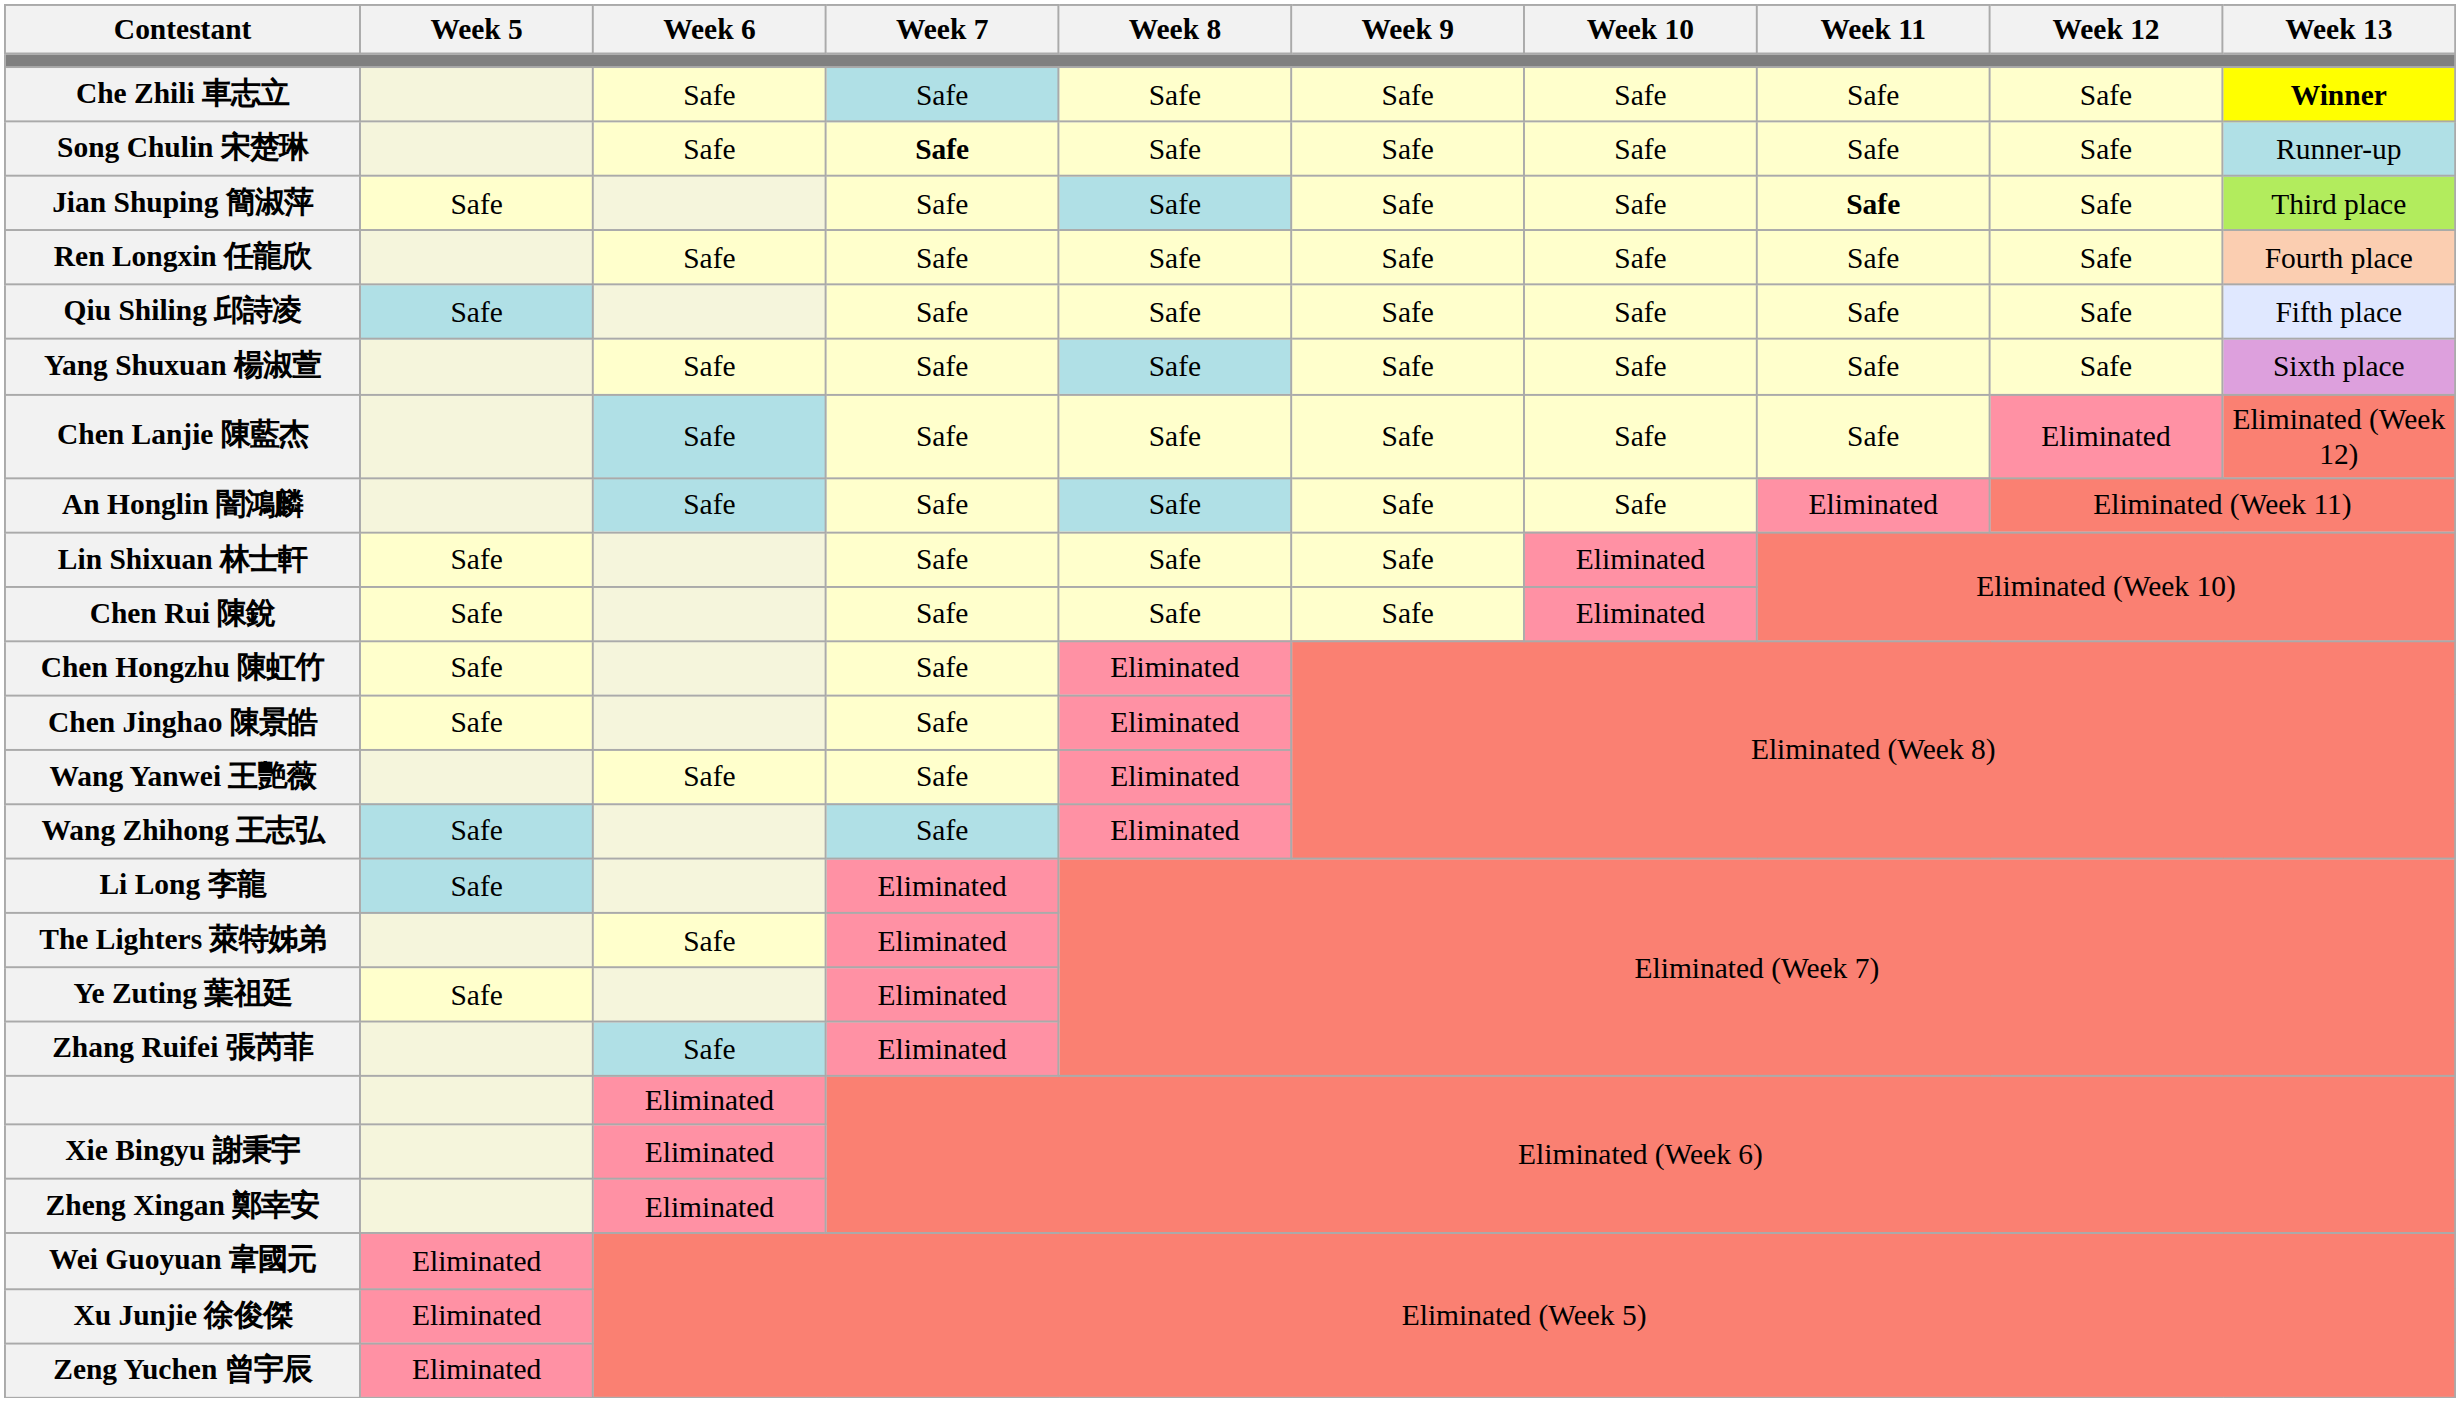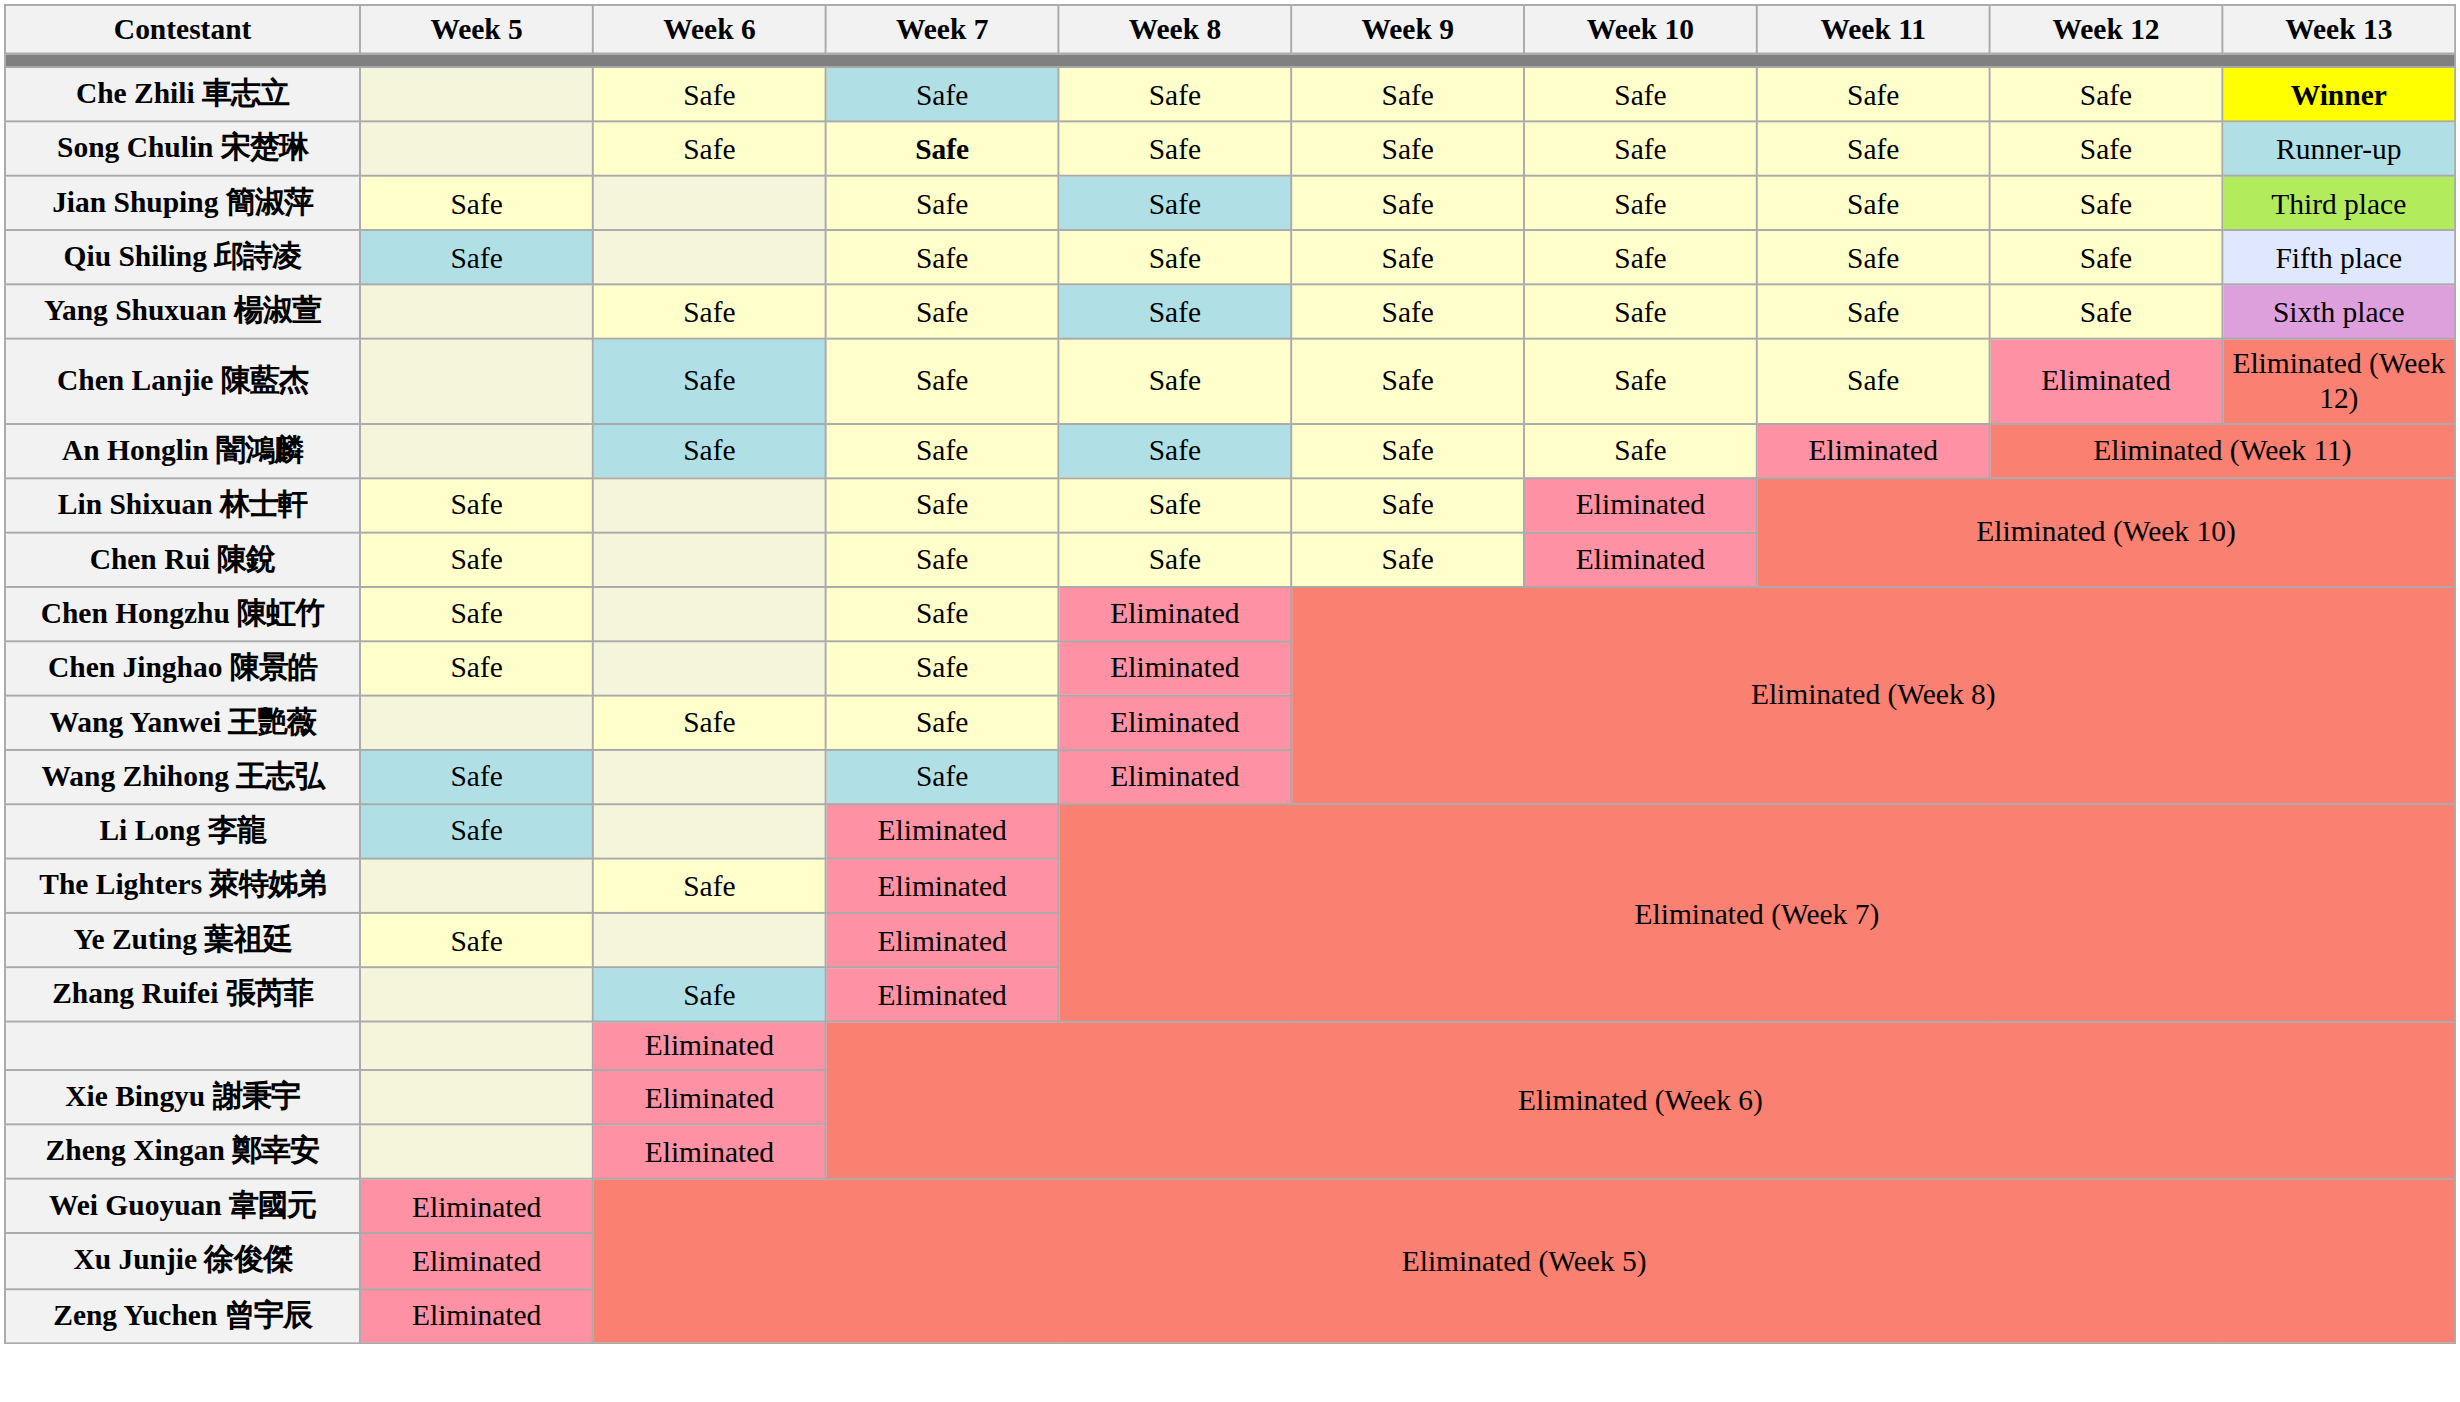(1873, 203) bold -> (1873, 203) normal
- row: (183, 256)
